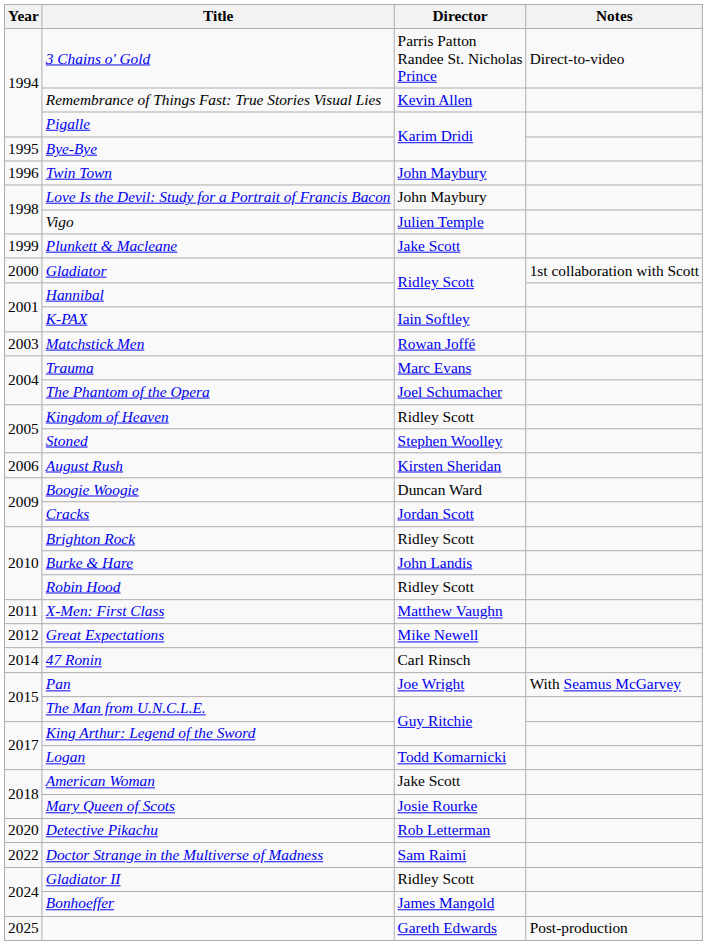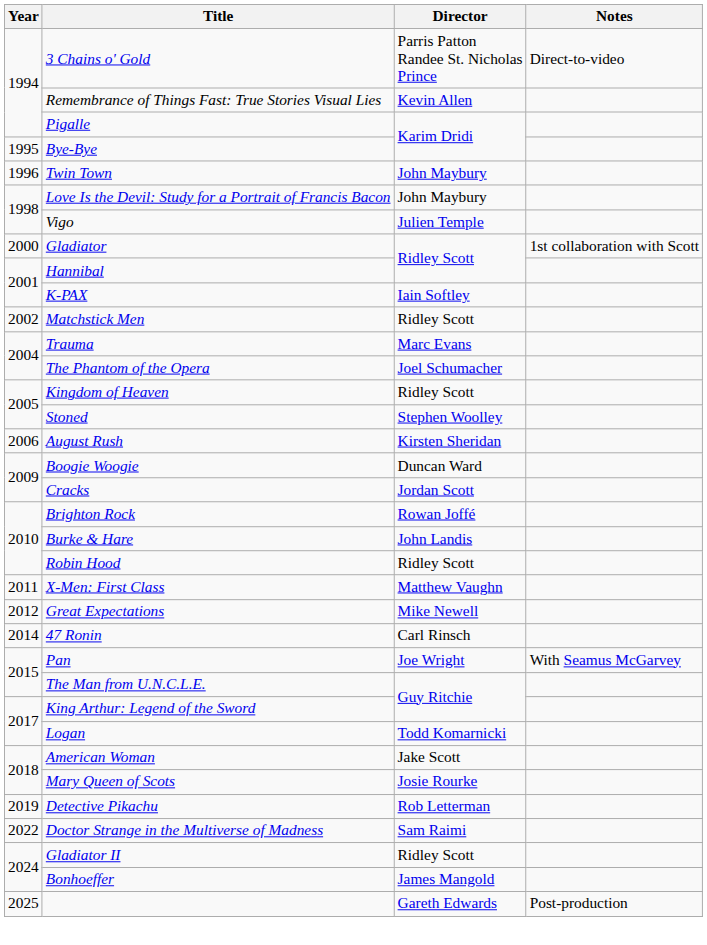- row: (112, 246)
(23, 343) 2003 -> (23, 319) 2002
(436, 343) Rowan Joffé -> (436, 319) Ridley Scott
(436, 538) Ridley Scott -> (436, 514) Rowan Joffé
(23, 830) 2020 -> (23, 806) 2019
